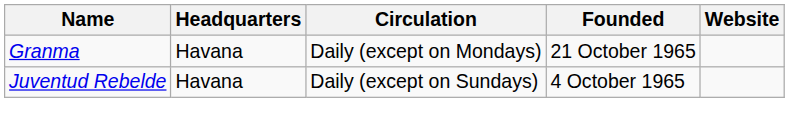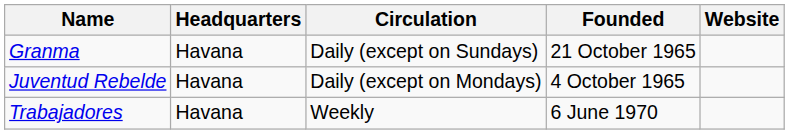(426, 50) Daily (except on Mondays) -> (424, 50) Daily (except on Sundays)
(424, 81) Daily (except on Sundays) -> (426, 81) Daily (except on Mondays)
+ row: (66, 112)
